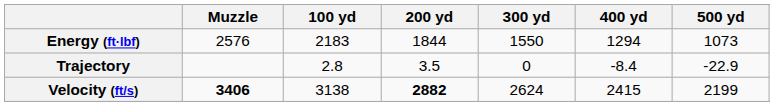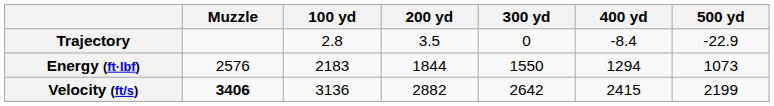rows swapped: (93, 65) <-> (93, 41)
(332, 90) 3138 -> (332, 90) 3136
(429, 90) bold -> (429, 90) normal
(527, 90) 2624 -> (527, 90) 2642
